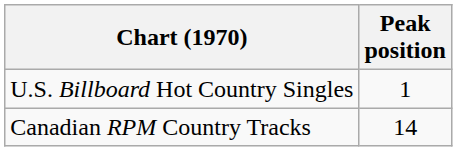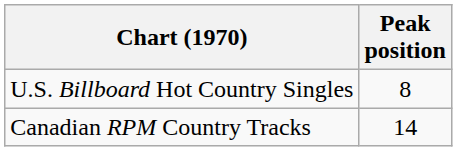(405, 88) 1 -> (405, 88) 8
